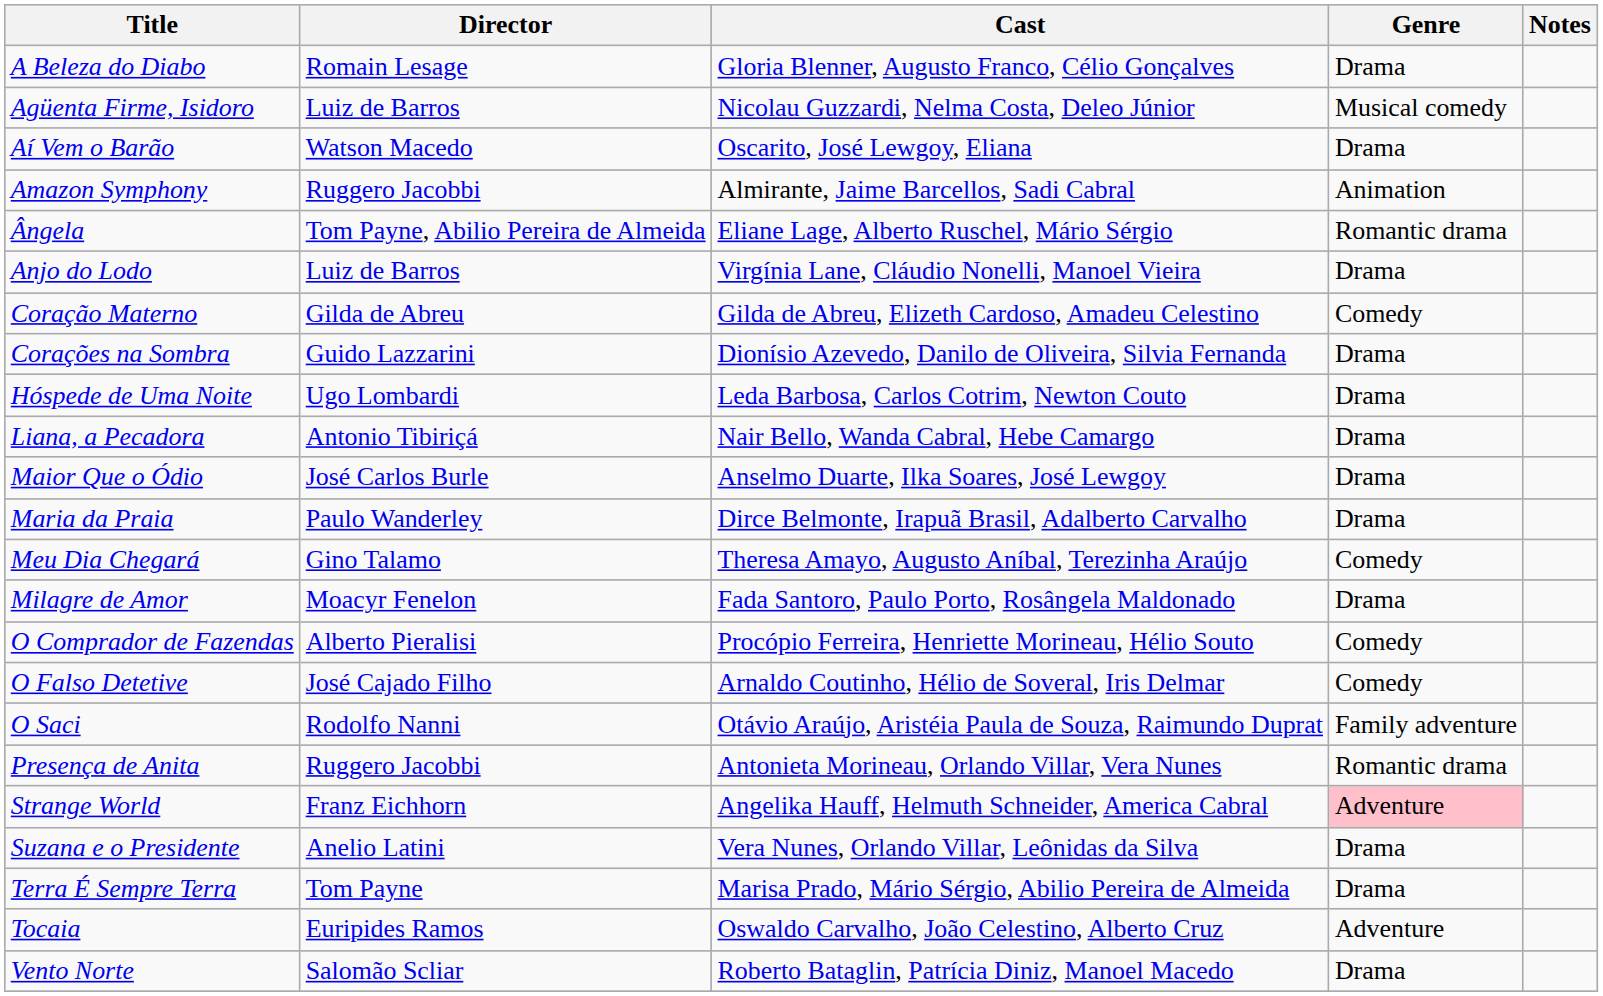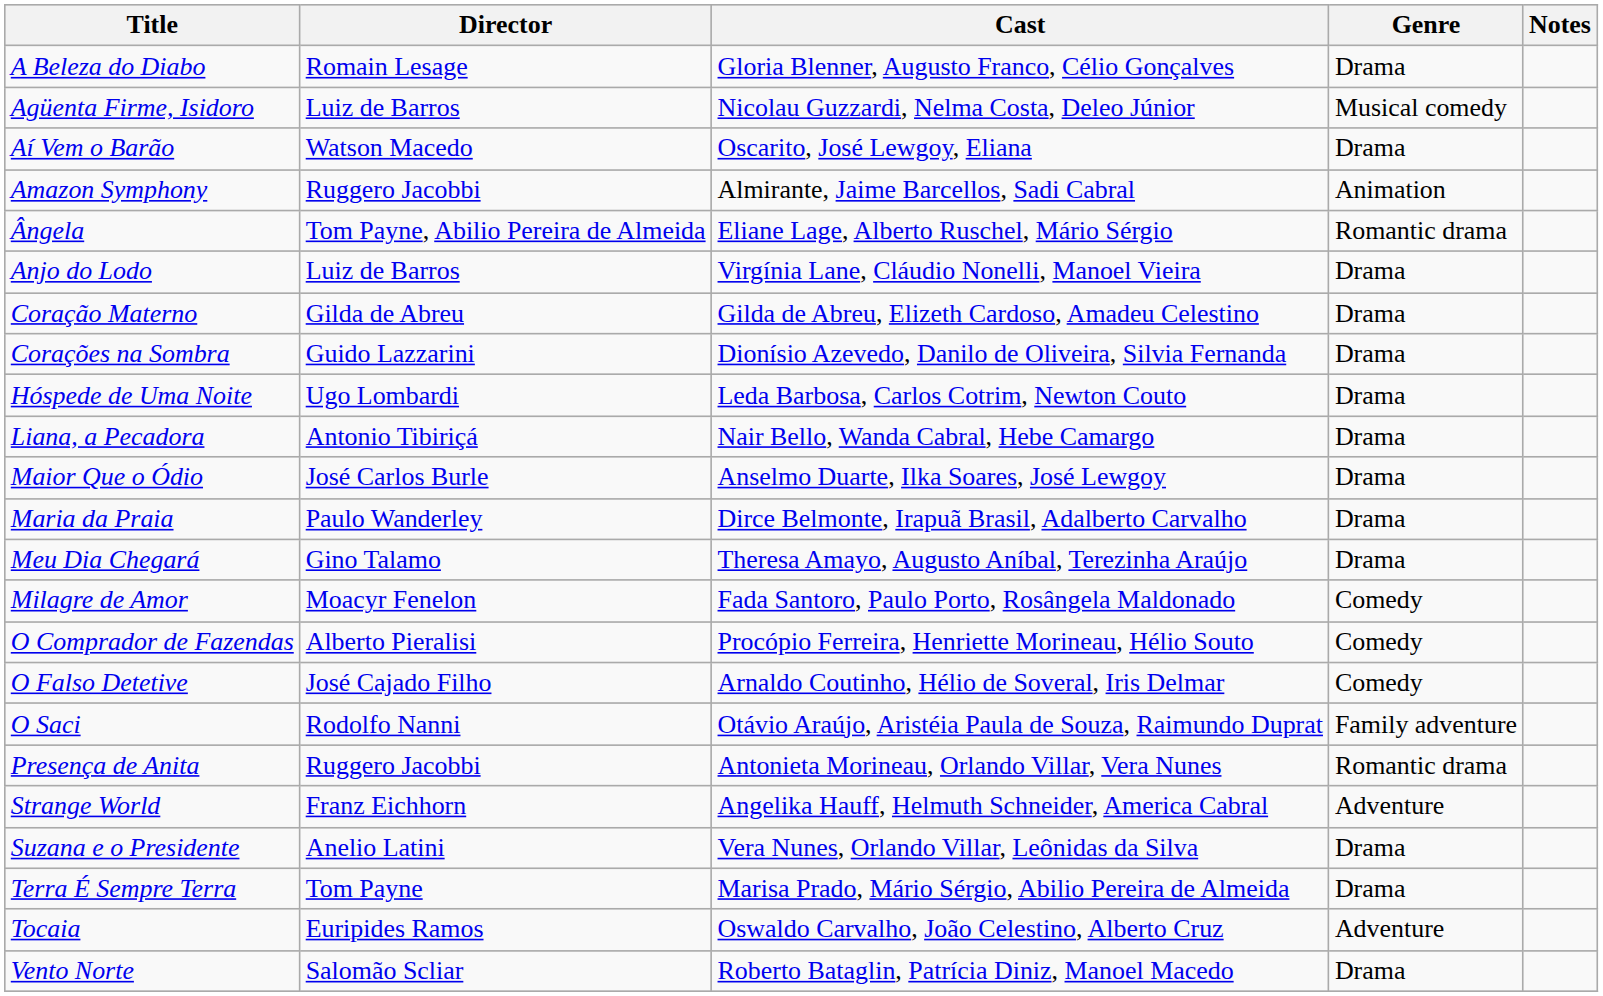(1379, 312) Comedy -> (1370, 312) Drama
(1379, 559) Comedy -> (1370, 559) Drama
(1370, 600) Drama -> (1379, 600) Comedy
(1390, 806) pink background -> (1390, 806) no background
